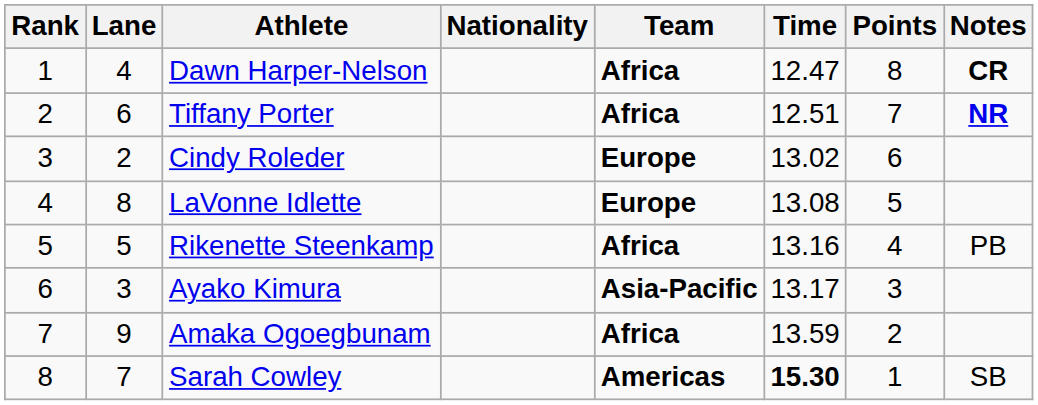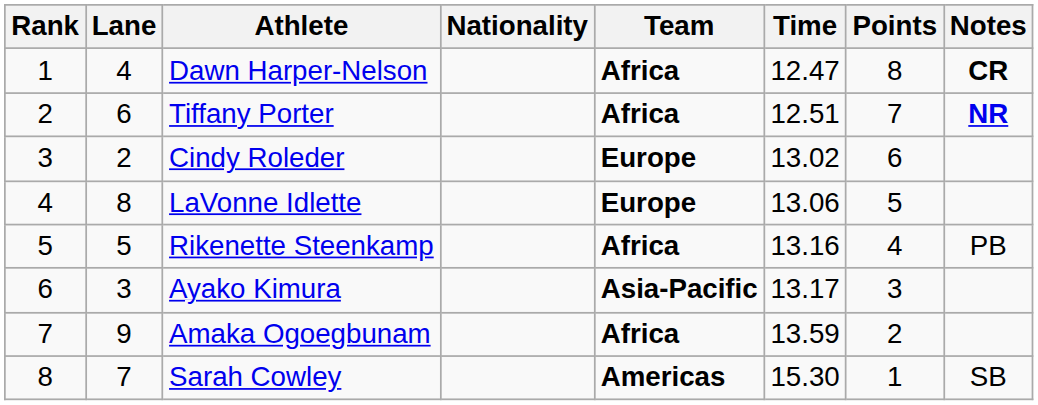(805, 202) 13.08 -> (805, 202) 13.06
(805, 377) bold -> (805, 377) normal
